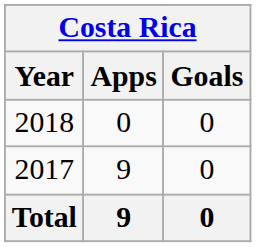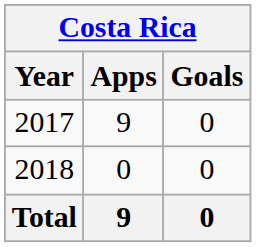rows swapped: (44, 169) <-> (44, 122)
